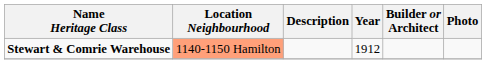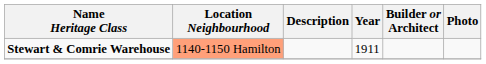(367, 48) 1912 -> (367, 48) 1911
